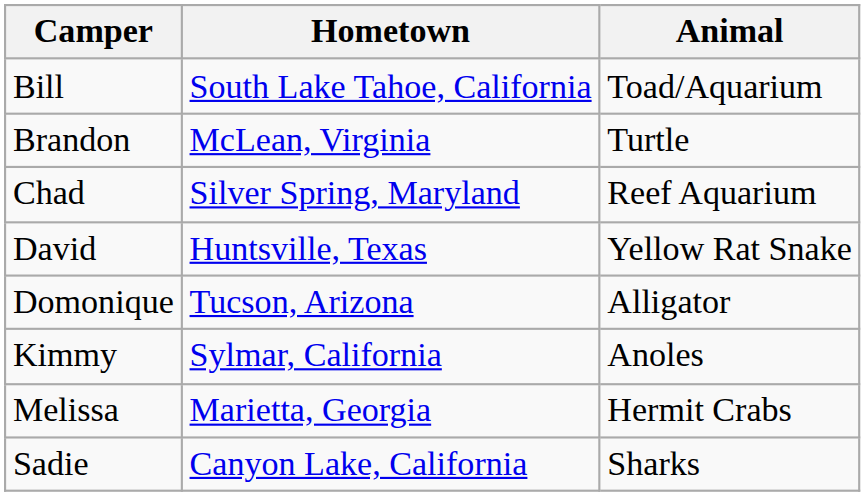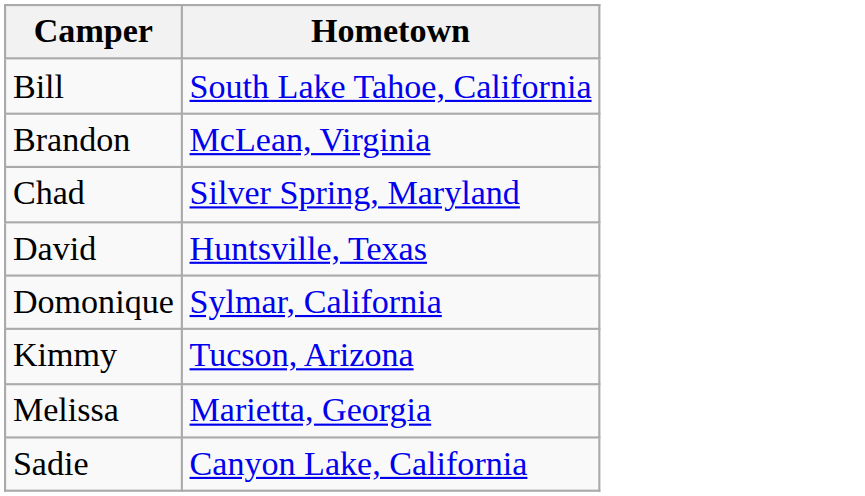- column: (730, 31)
(302, 301) Tucson, Arizona -> (316, 301) Sylmar, California
(316, 355) Sylmar, California -> (302, 355) Tucson, Arizona
